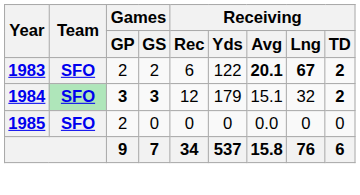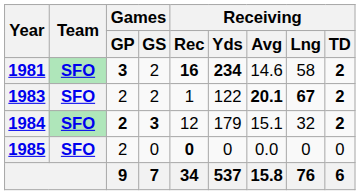+ row: (27, 70)
(189, 70) 6 -> (189, 96) 1
(123, 96) 3 -> (123, 123) 2
(189, 123) normal -> (189, 149) bold
